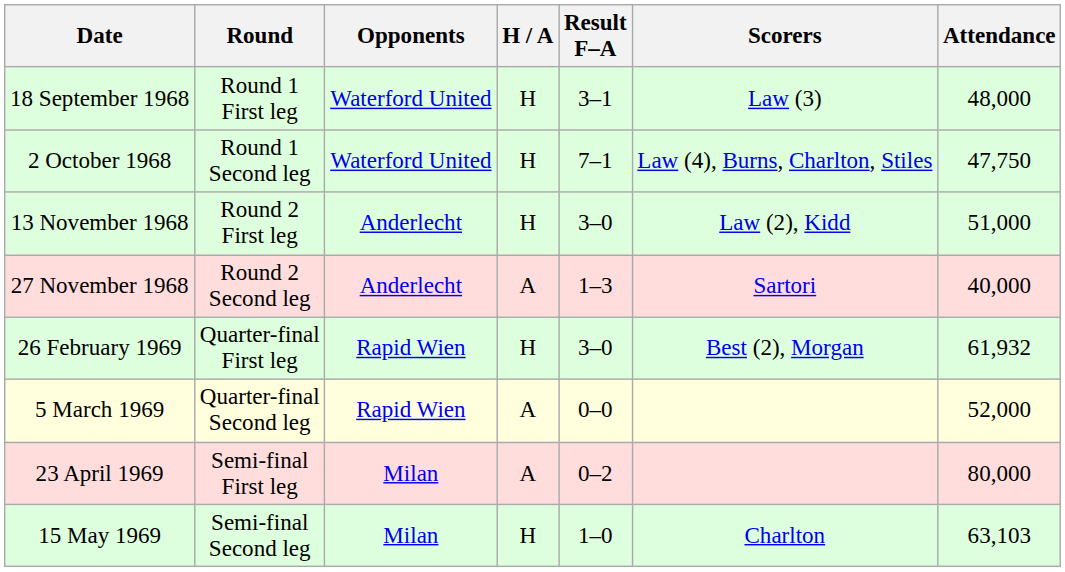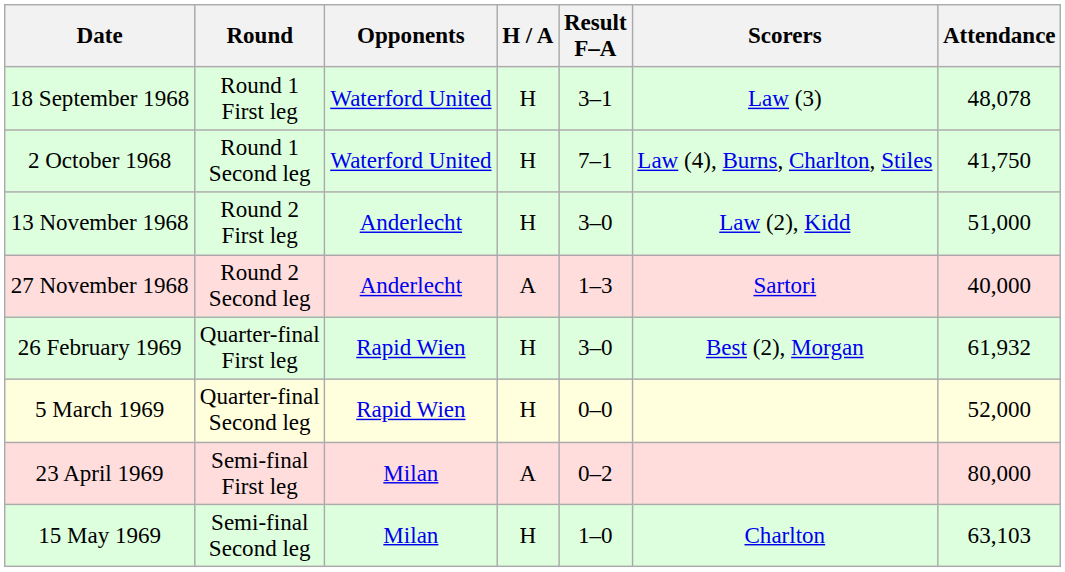(999, 98) 48,000 -> (999, 98) 48,078
(999, 160) 47,750 -> (999, 160) 41,750
(528, 410) A -> (528, 410) H
